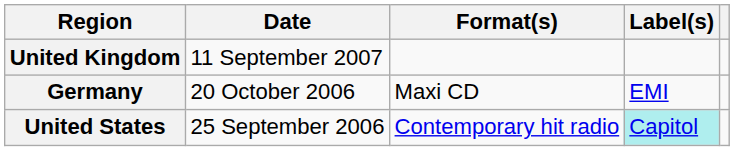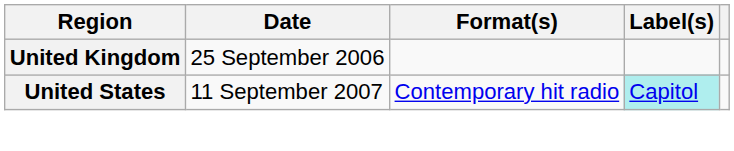(287, 57) 11 September 2007 -> (287, 57) 25 September 2006
- row: (95, 92)
(287, 127) 25 September 2006 -> (287, 92) 11 September 2007
